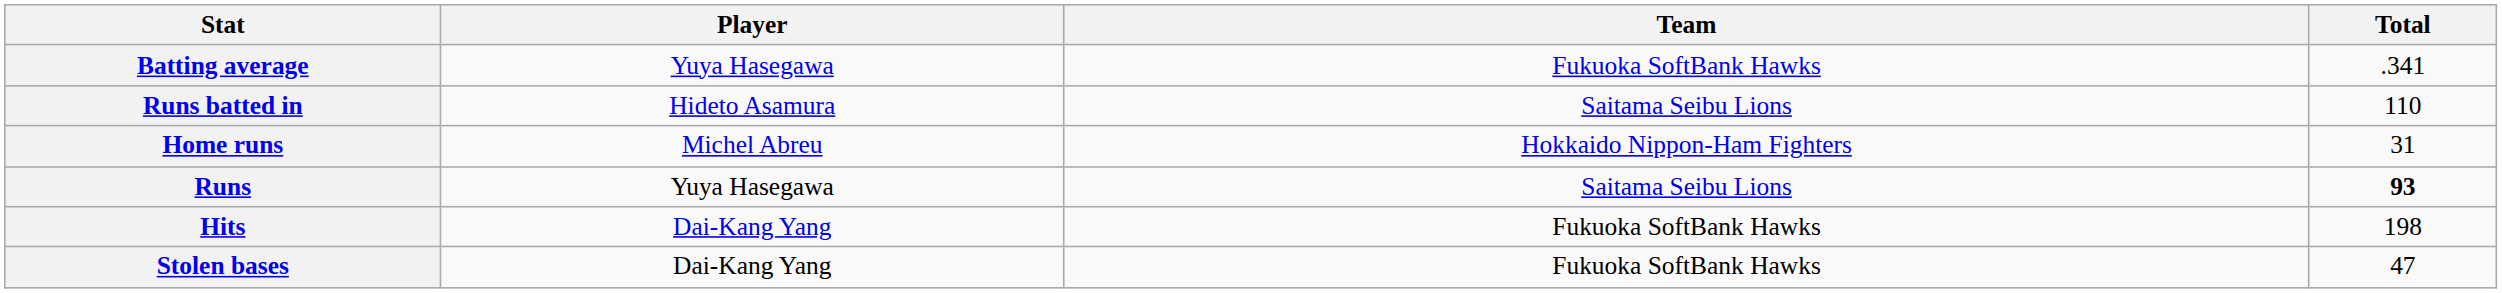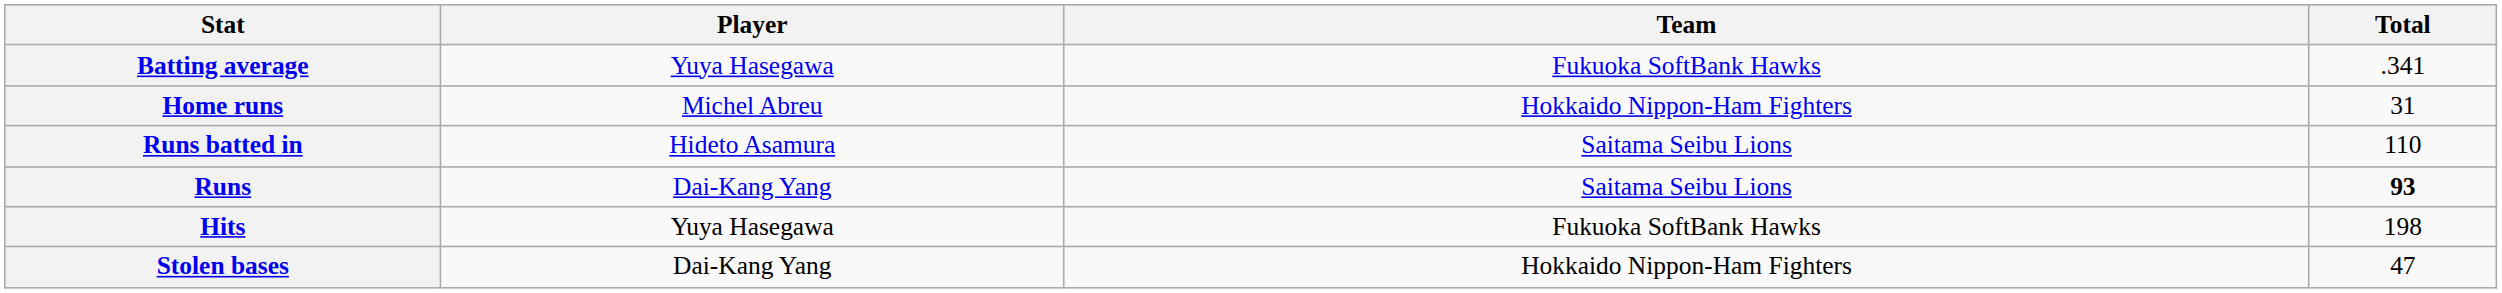rows swapped: (223, 145) <-> (223, 105)
(752, 186) Yuya Hasegawa -> (752, 186) Dai-Kang Yang
(752, 226) Dai-Kang Yang -> (752, 226) Yuya Hasegawa
(1687, 266) Fukuoka SoftBank Hawks -> (1687, 266) Hokkaido Nippon-Ham Fighters
